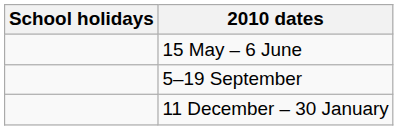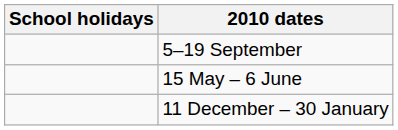rows swapped: (232, 49) <-> (232, 79)
